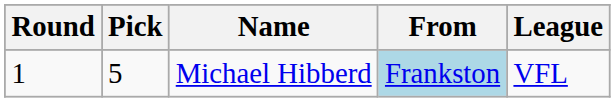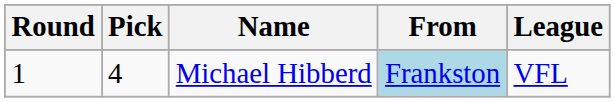(115, 73) 5 -> (115, 73) 4
